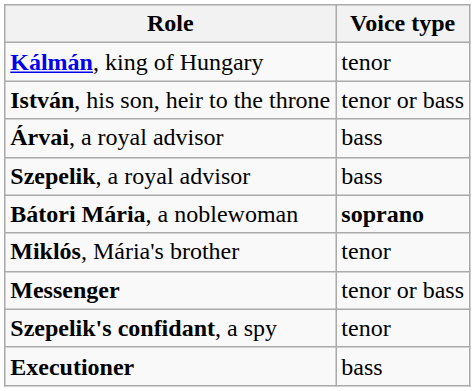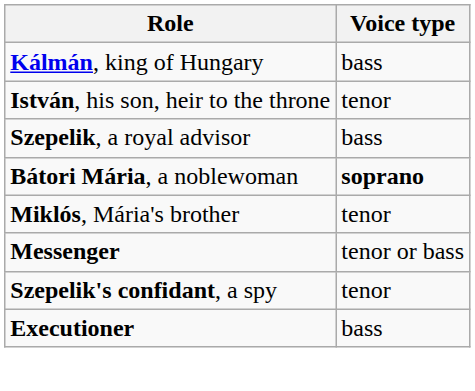(366, 61) tenor -> (362, 61) bass
(403, 99) tenor or bass -> (366, 99) tenor
- row: (117, 137)
